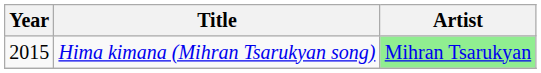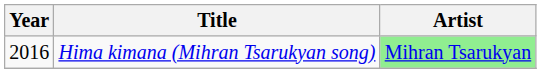(29, 52) 2015 -> (29, 52) 2016
